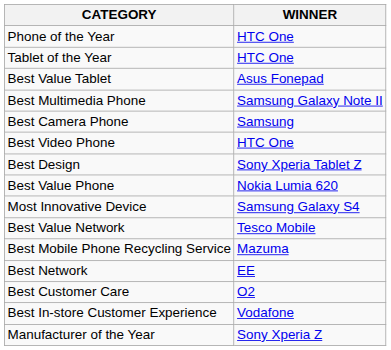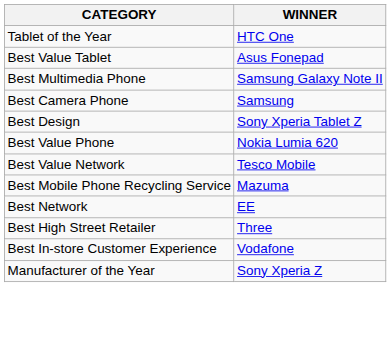- row: (61, 36)
- row: (61, 143)
- row: (77, 206)
- row: (68, 292)
+ row: (81, 228)
